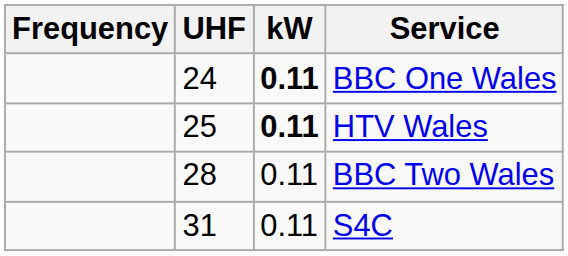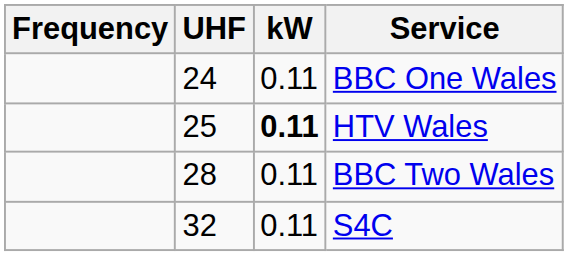(289, 77) bold -> (289, 77) normal
(200, 224) 31 -> (200, 224) 32
